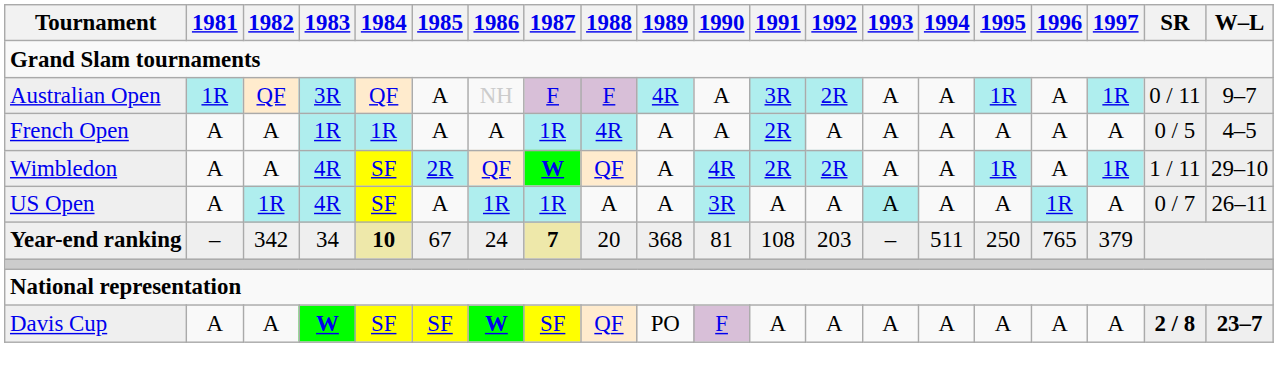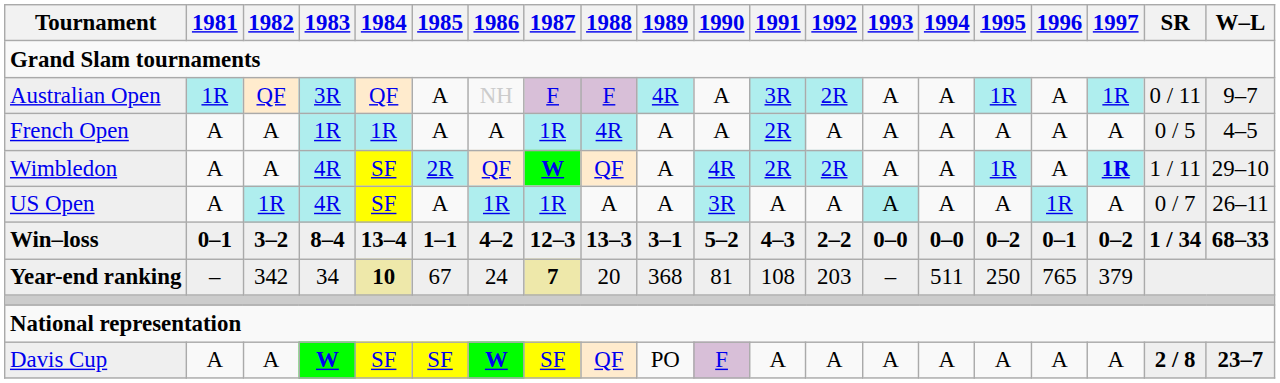(1116, 167) normal -> (1116, 167) bold
+ row: (54, 240)
